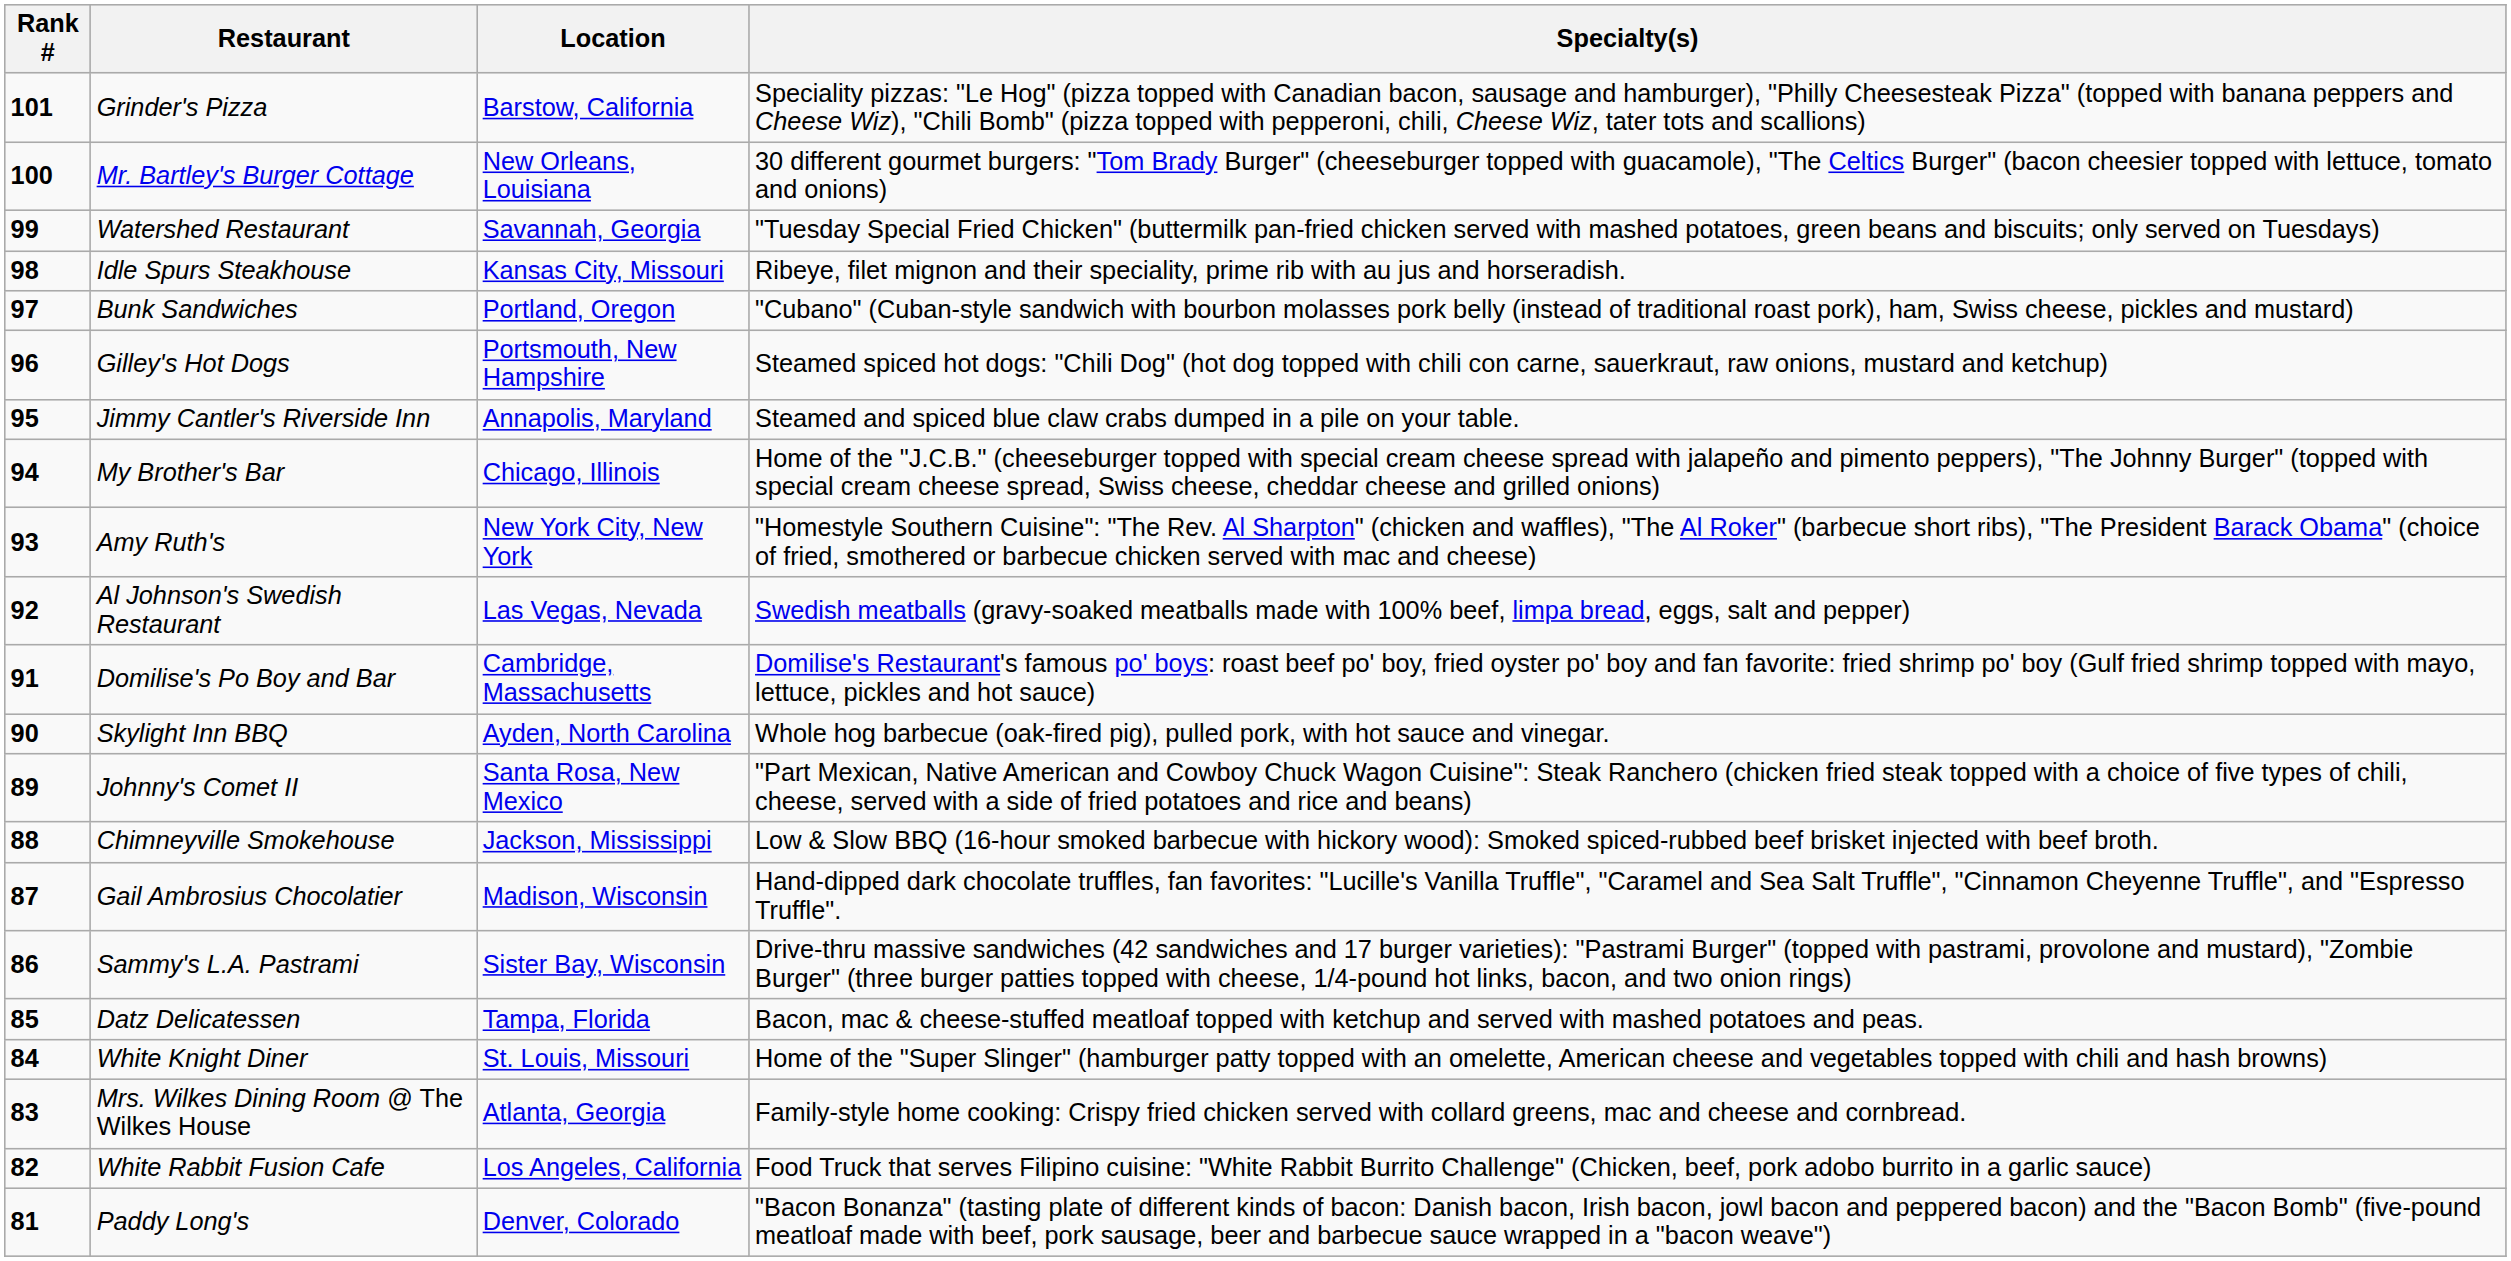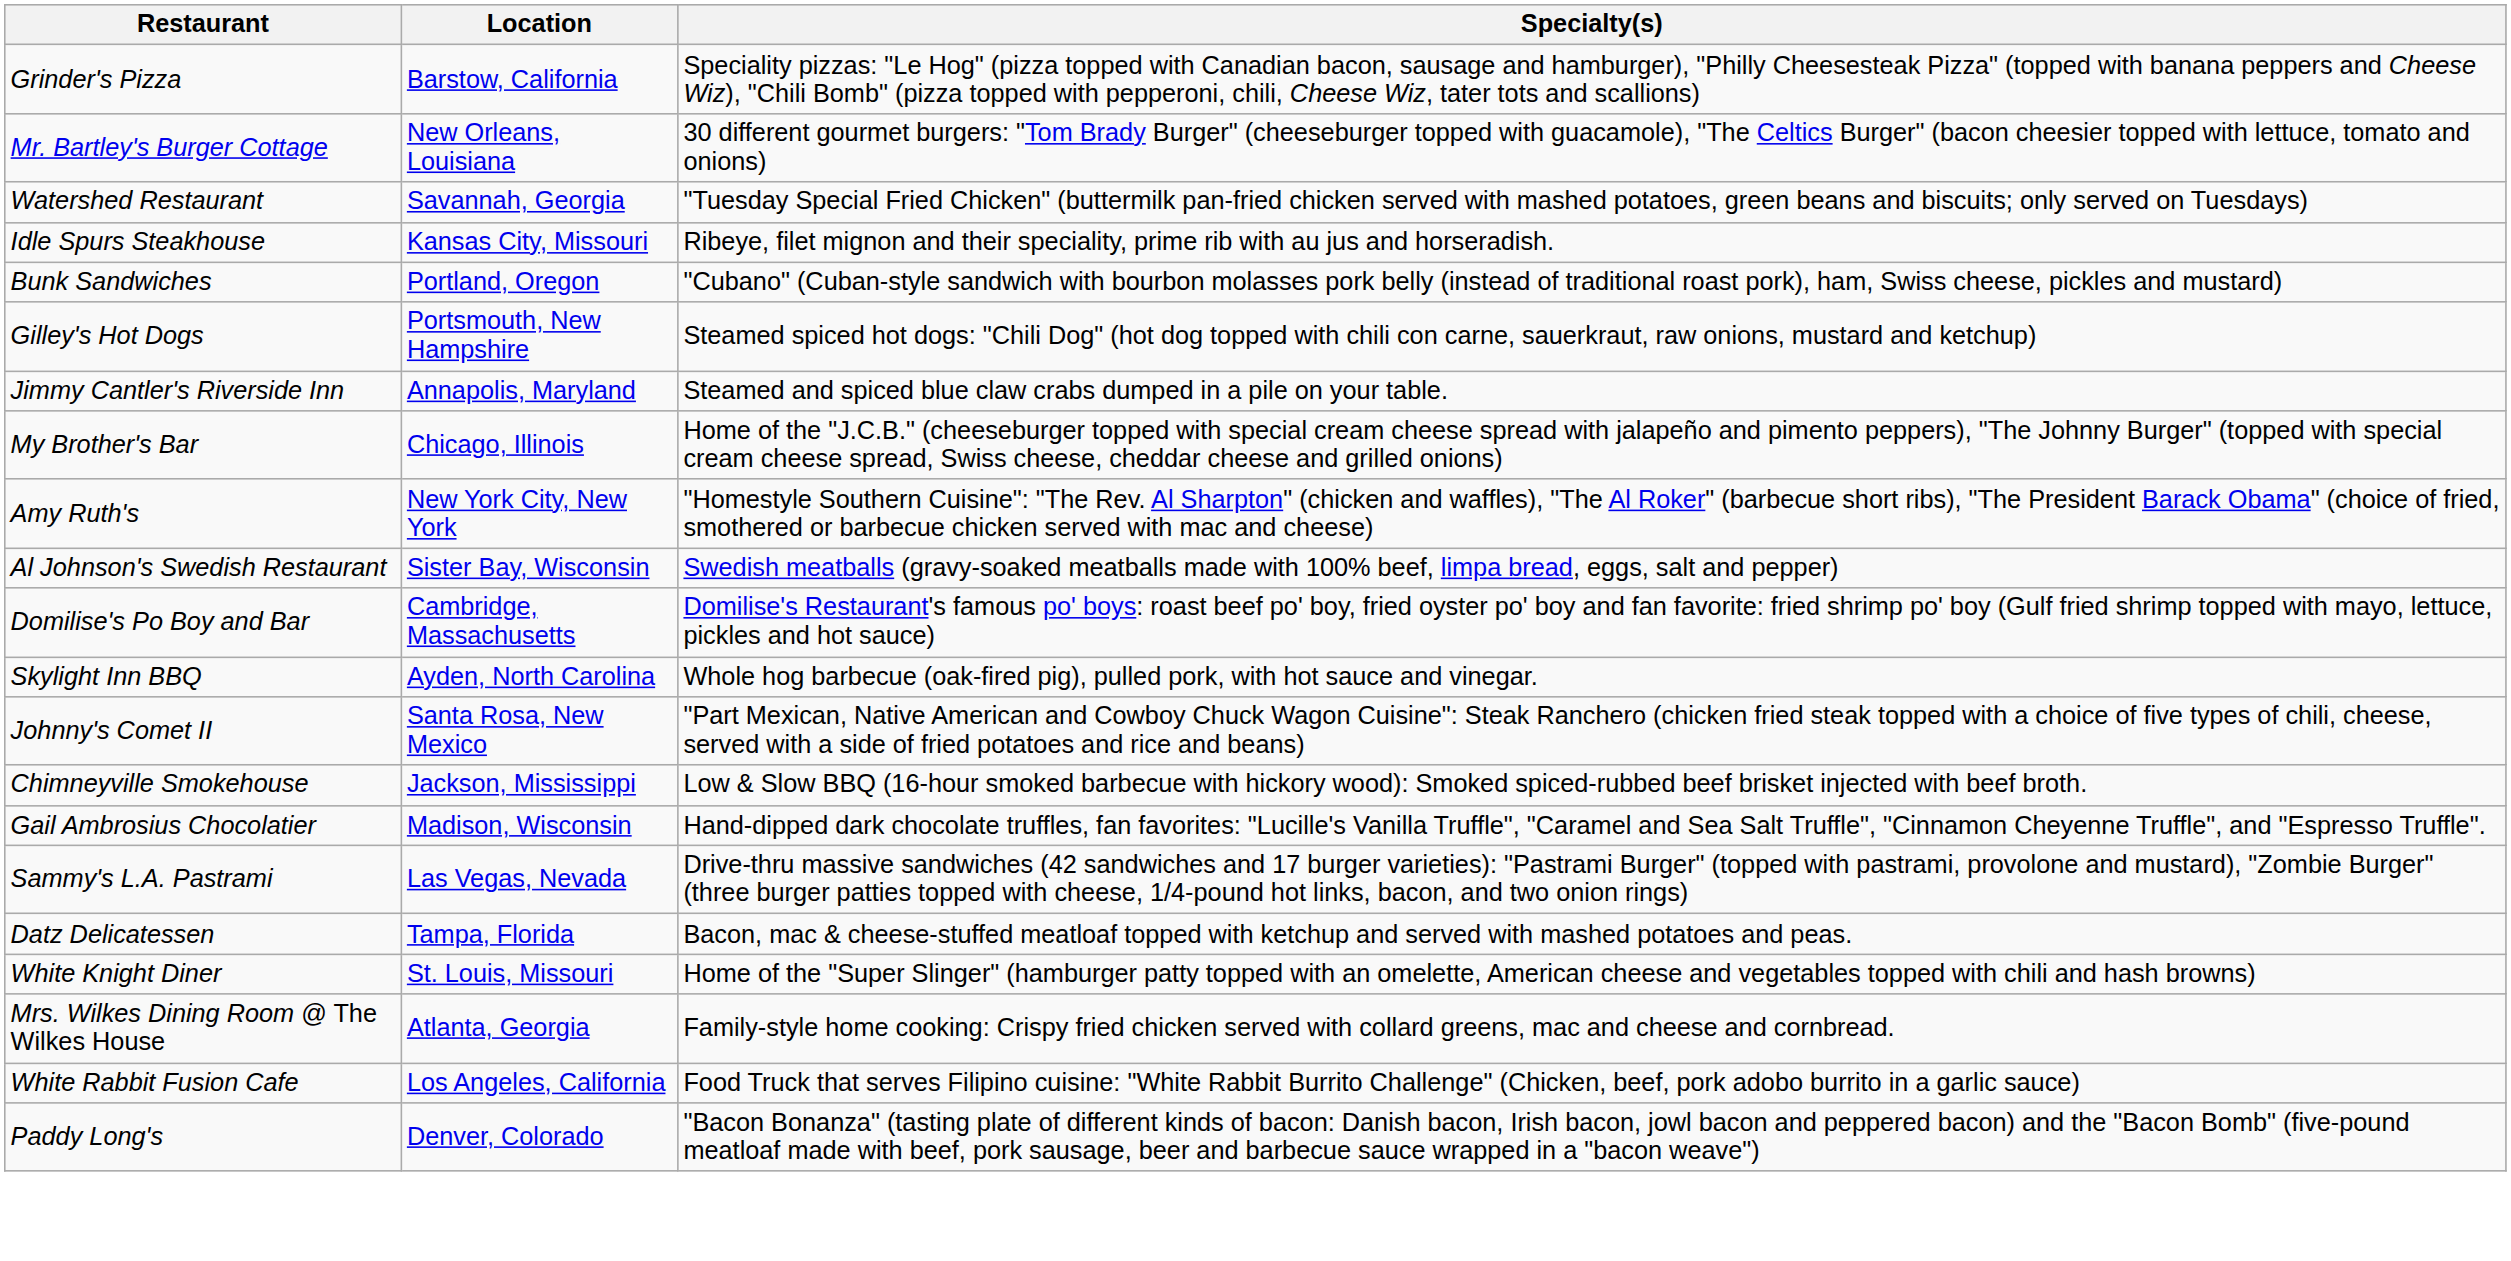- column: (48, 38)
(592, 610) Las Vegas, Nevada -> (528, 567) Sister Bay, Wisconsin
(604, 964) Sister Bay, Wisconsin -> (517, 879) Las Vegas, Nevada
